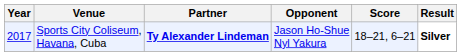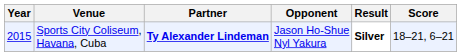columns swapped: (385, 13) <-> (437, 13)
(19, 37) 2017 -> (19, 37) 2015
